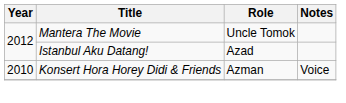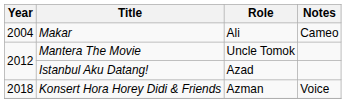+ row: (55, 32)
(20, 70) 2010 -> (20, 88) 2018
